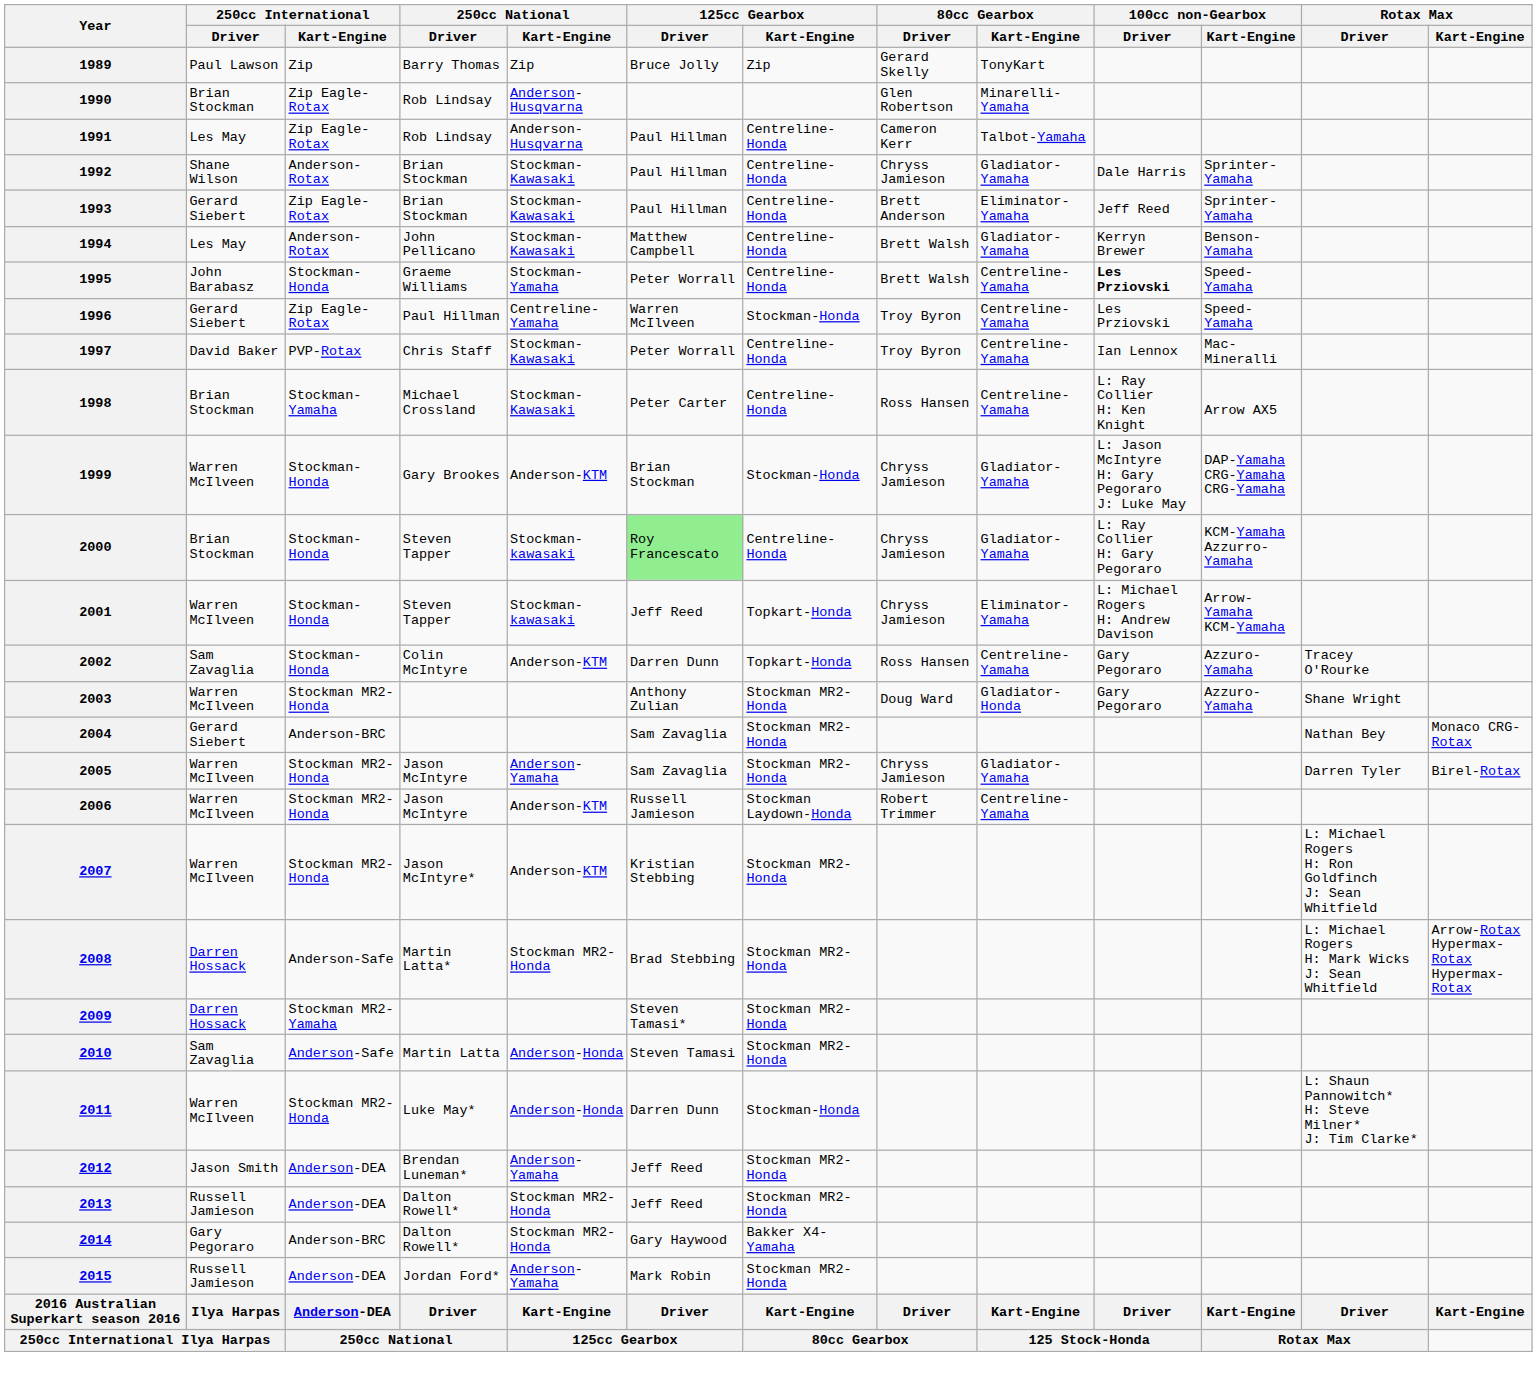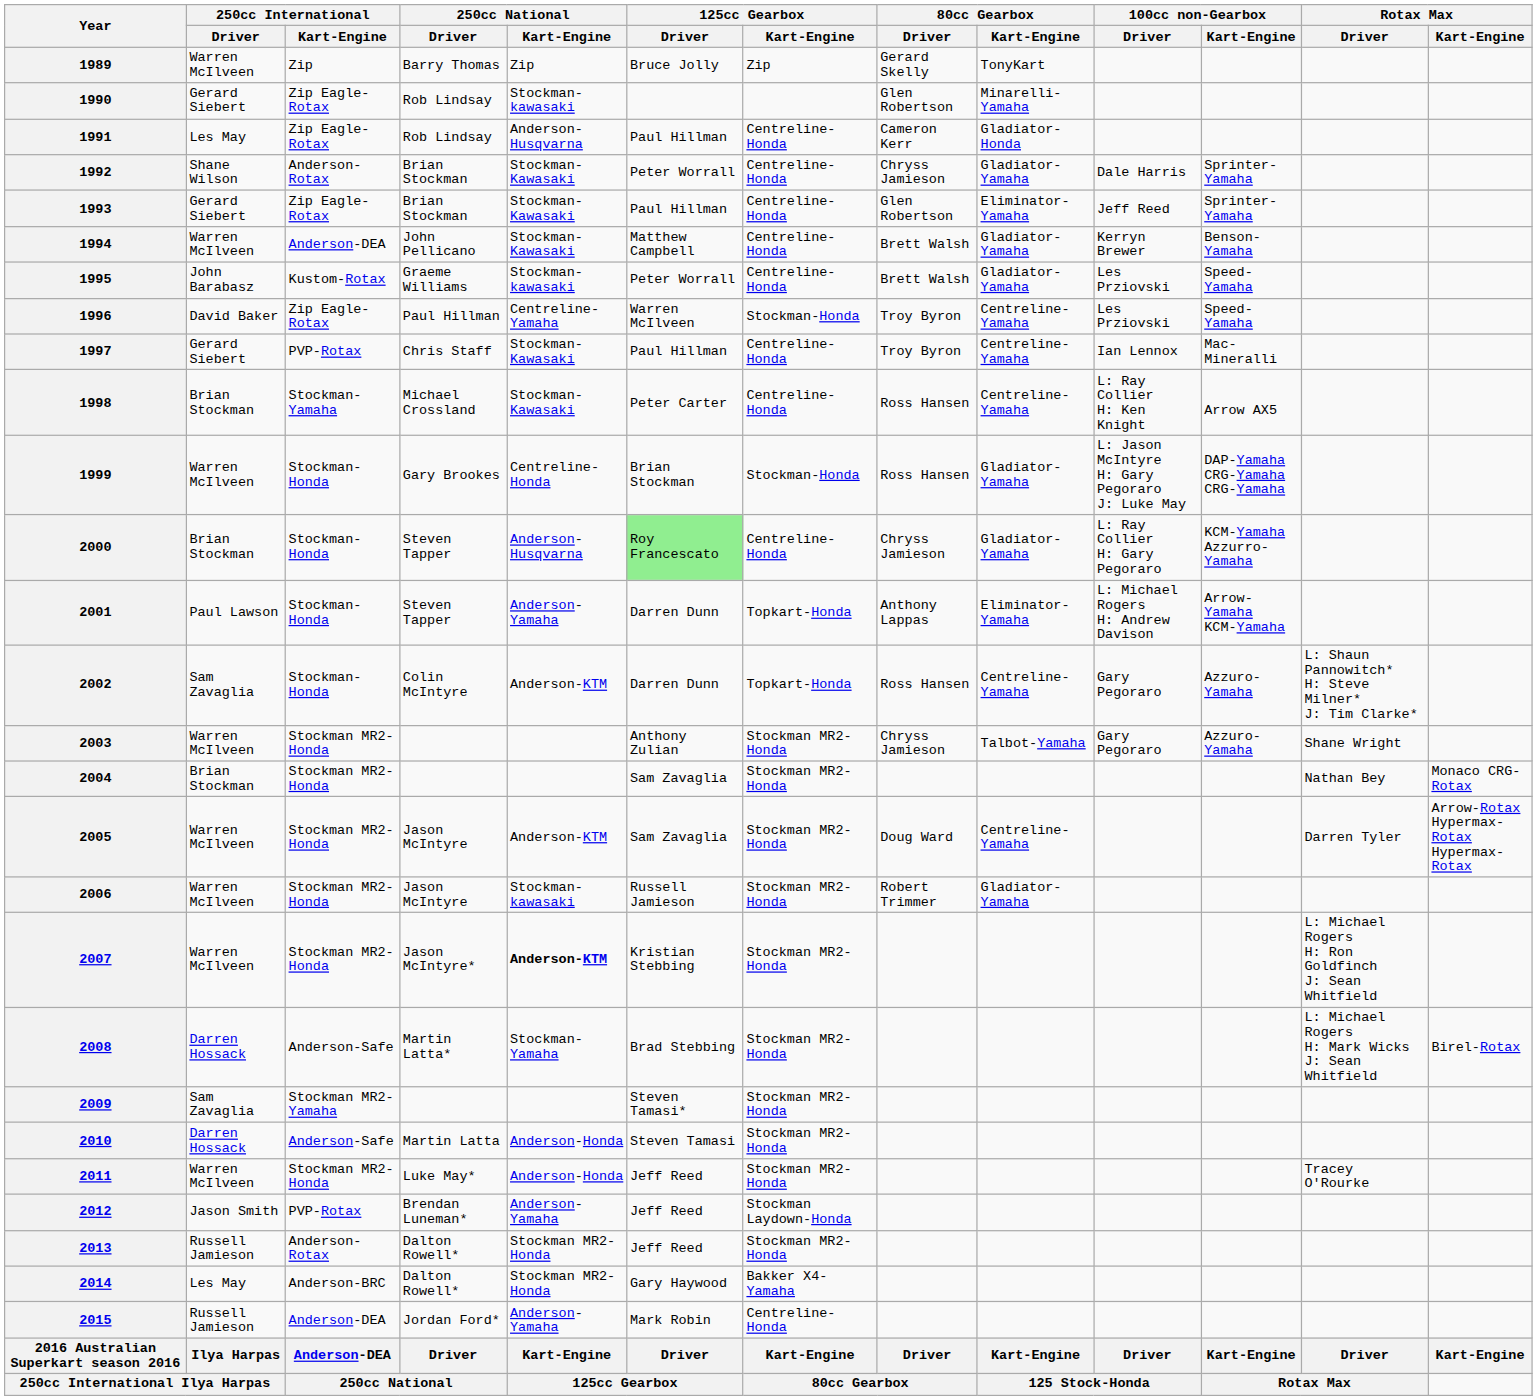(234, 65) Paul Lawson -> (222, 65) Warren McIlveen
(222, 101) Brian Stockman -> (218, 101) Gerard Siebert
(546, 101) Anderson-Husqvarna -> (546, 101) Stockman-kawasaki
(1033, 137) Talbot-Yamaha -> (1021, 137) Gladiator-Honda
(679, 173) Paul Hillman -> (683, 173) Peter Worrall
(913, 209) Brett Anderson -> (917, 209) Glen Robertson
(218, 244) Les May -> (222, 244) Warren McIlveen
(325, 244) Anderson-Rotax -> (337, 244) Anderson-DEA
(325, 280) Stockman-Honda -> (337, 280) Kustom-Rotax
(546, 280) Stockman-Yamaha -> (546, 280) Stockman-kawasaki
(1025, 280) Centreline-Yamaha -> (1021, 280) Gladiator-Yamaha
(1133, 280) bold -> (1133, 280) normal
(218, 316) Gerard Siebert -> (234, 316) David Baker
(234, 352) David Baker -> (218, 352) Gerard Siebert
(683, 352) Peter Worrall -> (679, 352) Paul Hillman
(559, 475) Anderson-KTM -> (555, 475) Centreline-Honda
(913, 475) Chryss Jamieson -> (925, 475) Ross Hansen
(546, 548) Stockman-kawasaki -> (546, 548) Anderson-Husqvarna
(222, 613) Warren McIlveen -> (234, 613) Paul Lawson
(546, 613) Stockman-kawasaki -> (546, 613) Anderson-Yamaha
(666, 613) Jeff Reed -> (674, 613) Darren Dunn
(913, 613) Chryss Jamieson -> (909, 613) Anthony Lappas
(1337, 663) Tracey O'Rourke -> (1361, 685) L: Shaun Pannowitch* H: Steve Milner* J: Tim Clarke*
(917, 699) Doug Ward -> (913, 743) Chryss Jamieson
(1021, 699) Gladiator-Honda -> (1033, 743) Talbot-Yamaha
(218, 735) Gerard Siebert -> (222, 779) Brian Stockman
(337, 735) Anderson-BRC -> (341, 779) Stockman MR2-Honda
(546, 771) Anderson-Yamaha -> (559, 837) Anderson-KTM
(913, 771) Chryss Jamieson -> (917, 837) Doug Ward
(1021, 771) Gladiator-Yamaha -> (1025, 837) Centreline-Yamaha
(1476, 771) Birel-Rotax -> (1476, 837) Arrow-Rotax Hypermax-Rotax Hypermax-Rotax
(559, 807) Anderson-KTM -> (546, 895) Stockman-kawasaki
(799, 807) Stockman Laydown-Honda -> (799, 895) Stockman MR2-Honda
(1025, 807) Centreline-Yamaha -> (1021, 895) Gladiator-Yamaha
(559, 872) normal -> (559, 960) bold
(563, 959) Stockman MR2-Honda -> (546, 1047) Stockman-Yamaha
(1476, 959) Arrow-Rotax Hypermax-Rotax Hypermax-Rotax -> (1476, 1047) Birel-Rotax
(218, 1017) Darren Hossack -> (222, 1105) Sam Zavaglia
(222, 1053) Sam Zavaglia -> (218, 1141) Darren Hossack
(674, 1111) Darren Dunn -> (666, 1176) Jeff Reed
(803, 1111) Stockman-Honda -> (799, 1176) Stockman MR2-Honda
(1361, 1111) L: Shaun Pannowitch* H: Steve Milner* J: Tim Clarke* -> (1337, 1176) Tracey O'Rourke
(337, 1168) Anderson-DEA -> (325, 1212) PVP-Rotax
(799, 1168) Stockman MR2-Honda -> (799, 1212) Stockman Laydown-Honda
(337, 1204) Anderson-DEA -> (325, 1248) Anderson-Rotax
(222, 1240) Gary Pegoraro -> (218, 1284) Les May
(799, 1276) Stockman MR2-Honda -> (791, 1320) Centreline-Honda
